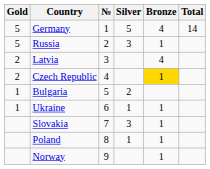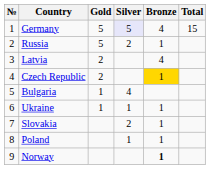columns swapped: (106, 12) <-> (17, 12)
(129, 28) no background -> (129, 28) lavender background
(192, 28) 14 -> (192, 28) 15
(129, 44) 3 -> (129, 44) 2
(129, 92) 2 -> (129, 92) 4
(129, 124) 3 -> (129, 124) 2
(161, 156) normal -> (161, 156) bold
